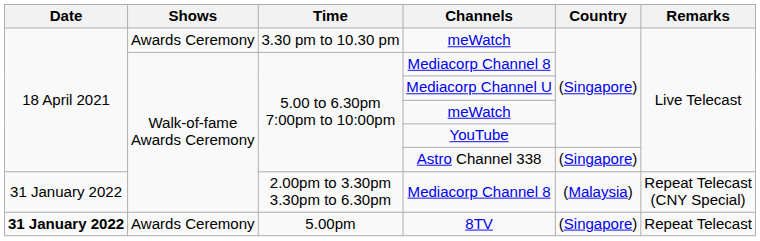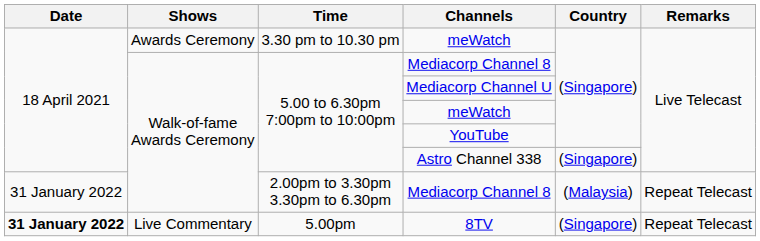(698, 191) Repeat Telecast (CNY Special) -> (698, 191) Repeat Telecast
(193, 224) Awards Ceremony -> (193, 224) Live Commentary
